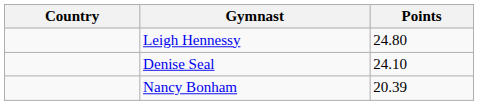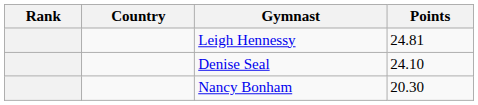+ column: (43, 16)
(390, 40) 24.80 -> (407, 40) 24.81
(390, 87) 20.39 -> (407, 87) 20.30
